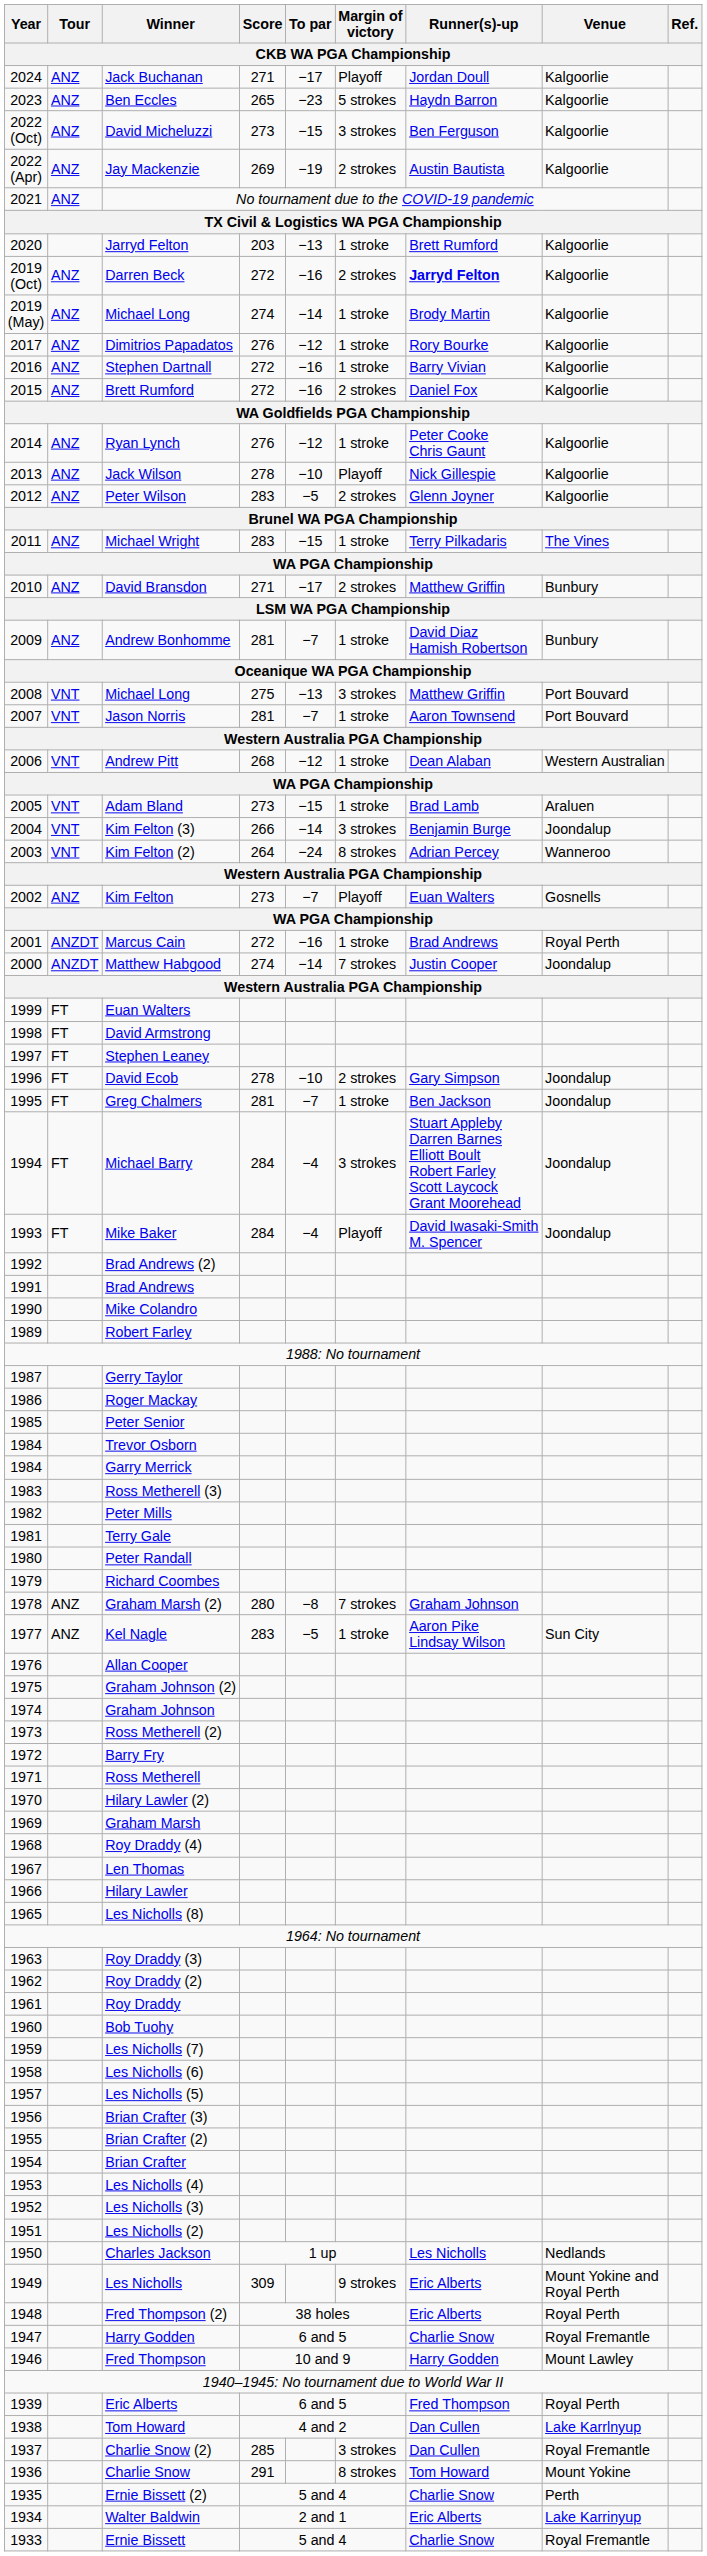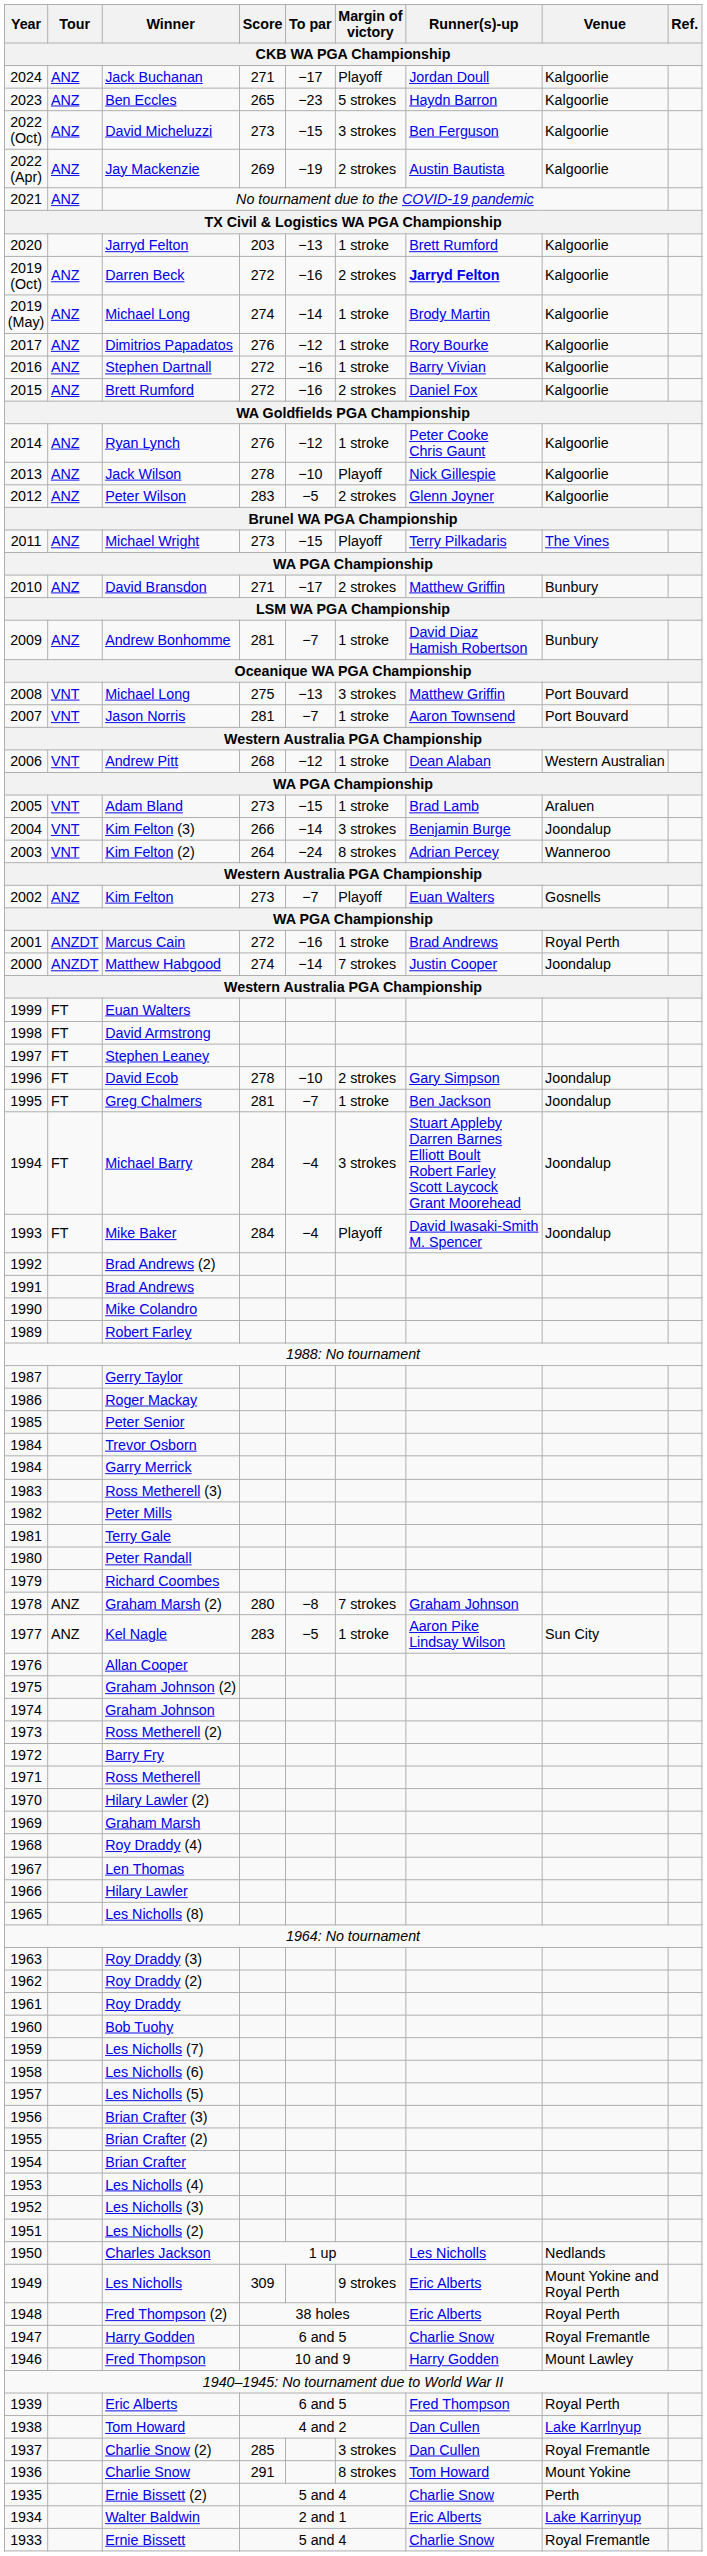(263, 542) 283 -> (263, 542) 273
(364, 542) 1 stroke -> (360, 542) Playoff
